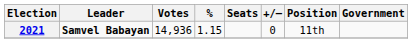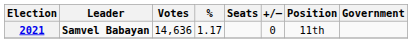(173, 30) 14,936 -> (173, 30) 14,636
(210, 30) 1.15 -> (210, 30) 1.17
